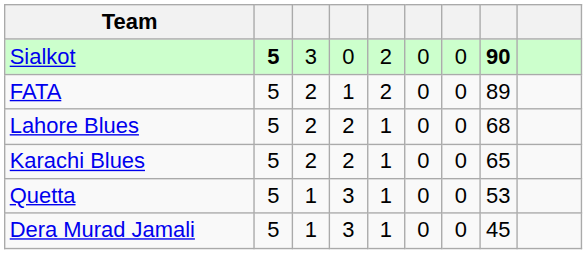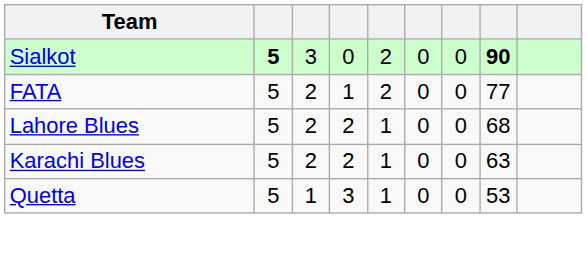(498, 91) 89 -> (498, 91) 77
(498, 160) 65 -> (498, 160) 63
- row: (102, 230)
